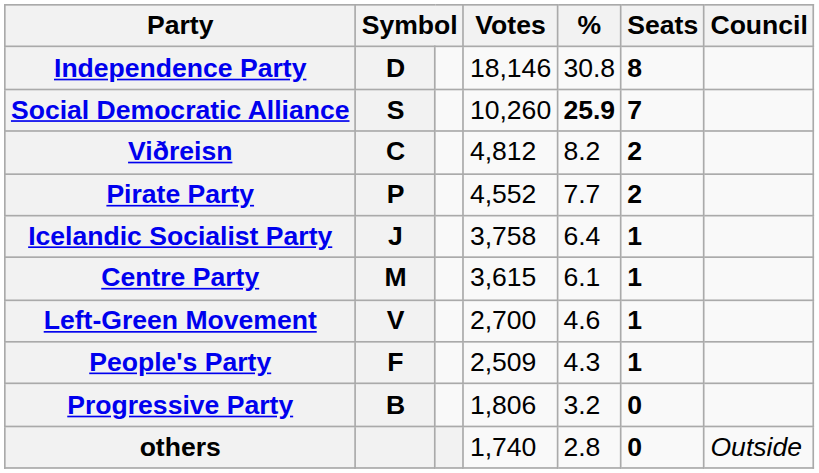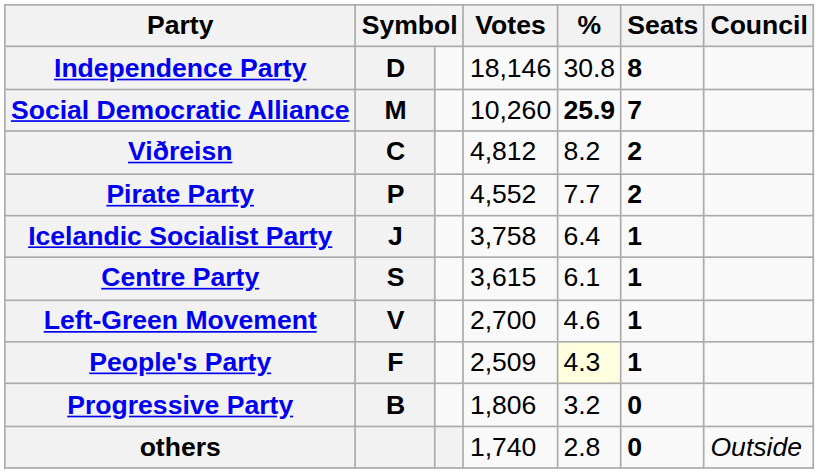(395, 109) S -> (395, 109) M
(395, 278) M -> (395, 278) S
(582, 362) no background -> (582, 362) lightyellow background
